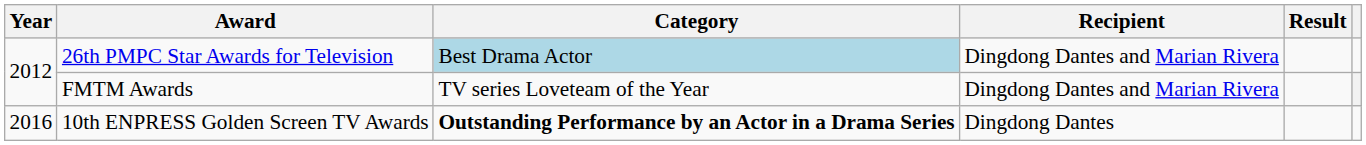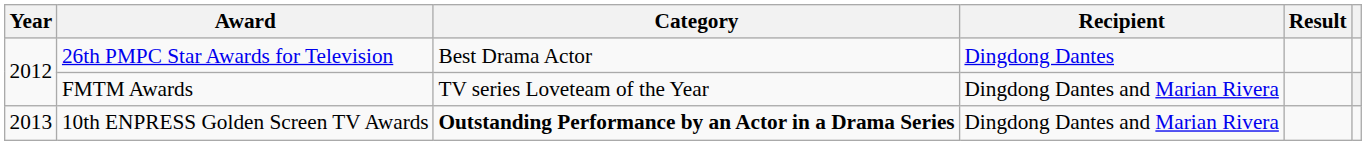(515, 55) lightblue background -> (515, 55) no background
(1122, 55) Dingdong Dantes and Marian Rivera -> (1039, 55) Dingdong Dantes
(31, 122) 2016 -> (31, 122) 2013
(1039, 122) Dingdong Dantes -> (1122, 122) Dingdong Dantes and Marian Rivera
